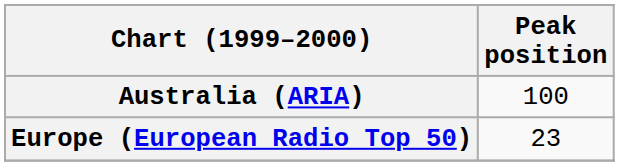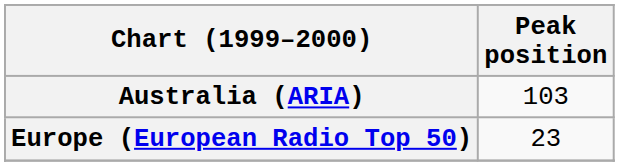(546, 97) 100 -> (546, 97) 103
